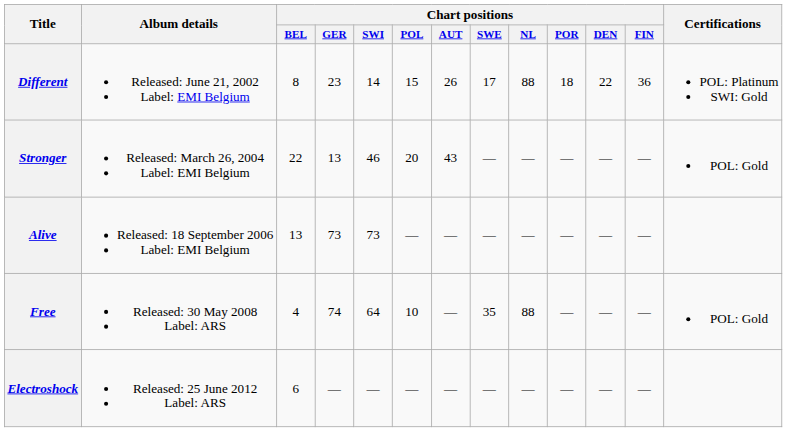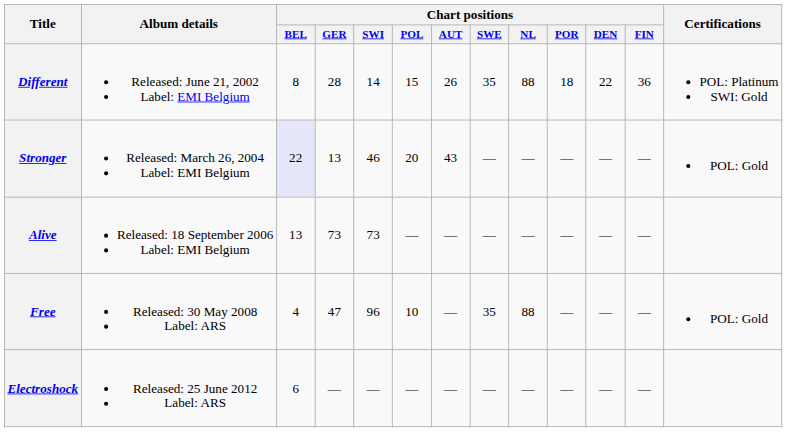(334, 81) 23 -> (334, 81) 28
(489, 81) 17 -> (489, 81) 35
(296, 158) no background -> (296, 158) lavender background
(334, 311) 74 -> (334, 311) 47
(373, 311) 64 -> (373, 311) 96
